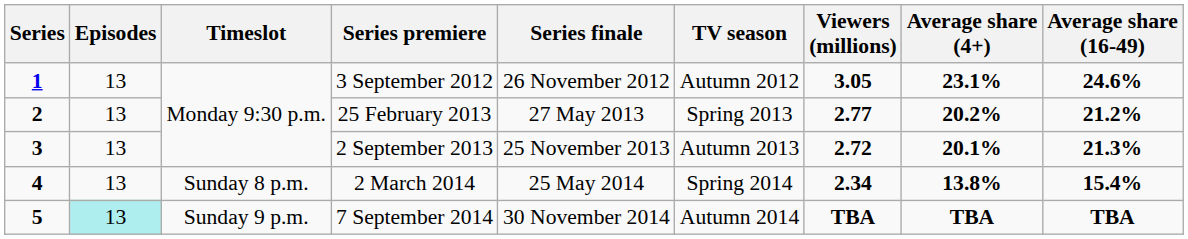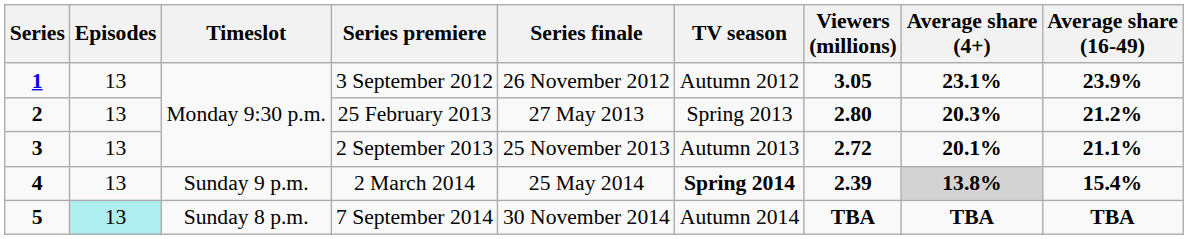(1113, 80) 24.6% -> (1113, 80) 23.9%
(853, 114) 2.77 -> (853, 114) 2.80
(972, 114) 20.2% -> (972, 114) 20.3%
(1113, 148) 21.3% -> (1113, 148) 21.1%
(246, 182) Sunday 8 p.m. -> (246, 182) Sunday 9 p.m.
(739, 182) normal -> (739, 182) bold
(853, 182) 2.34 -> (853, 182) 2.39
(972, 182) no background -> (972, 182) lightgrey background
(246, 217) Sunday 9 p.m. -> (246, 217) Sunday 8 p.m.
